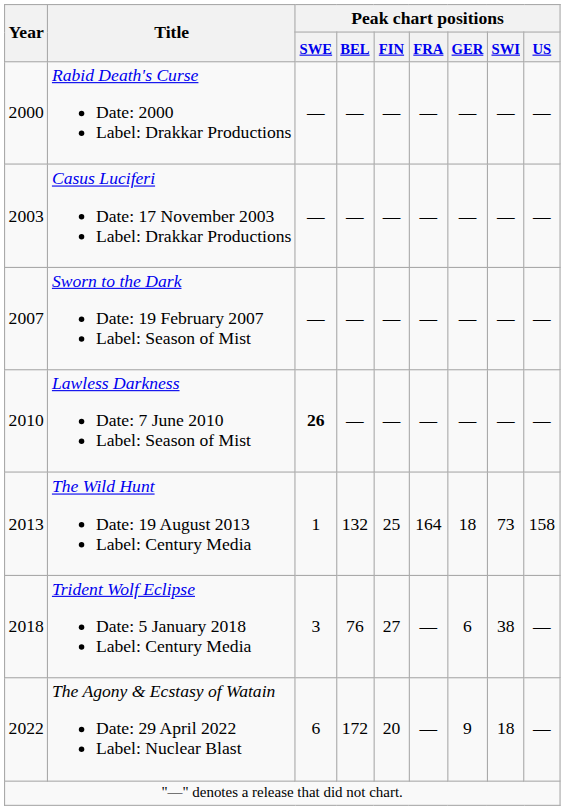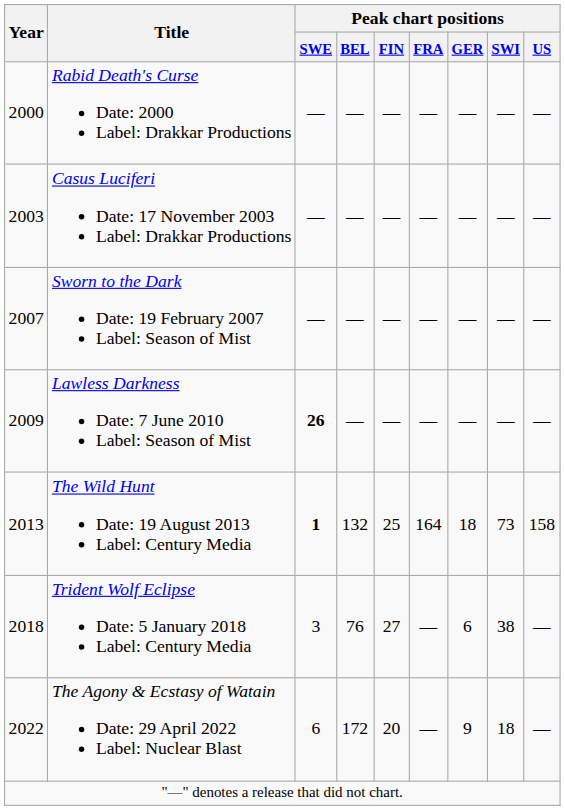(26, 421) 2010 -> (26, 421) 2009
(316, 523) normal -> (316, 523) bold
